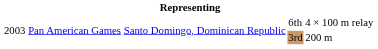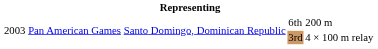(339, 22) 4 × 100 m relay -> (319, 22) 200 m
(319, 37) 200 m -> (339, 37) 4 × 100 m relay
